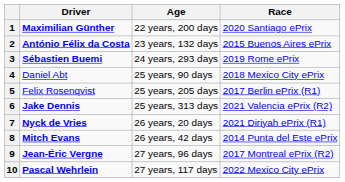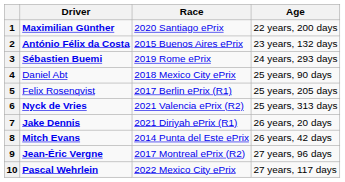columns swapped: (176, 12) <-> (280, 12)
(51, 106) Jake Dennis -> (54, 106) Nyck de Vries
(54, 122) Nyck de Vries -> (51, 122) Jake Dennis
